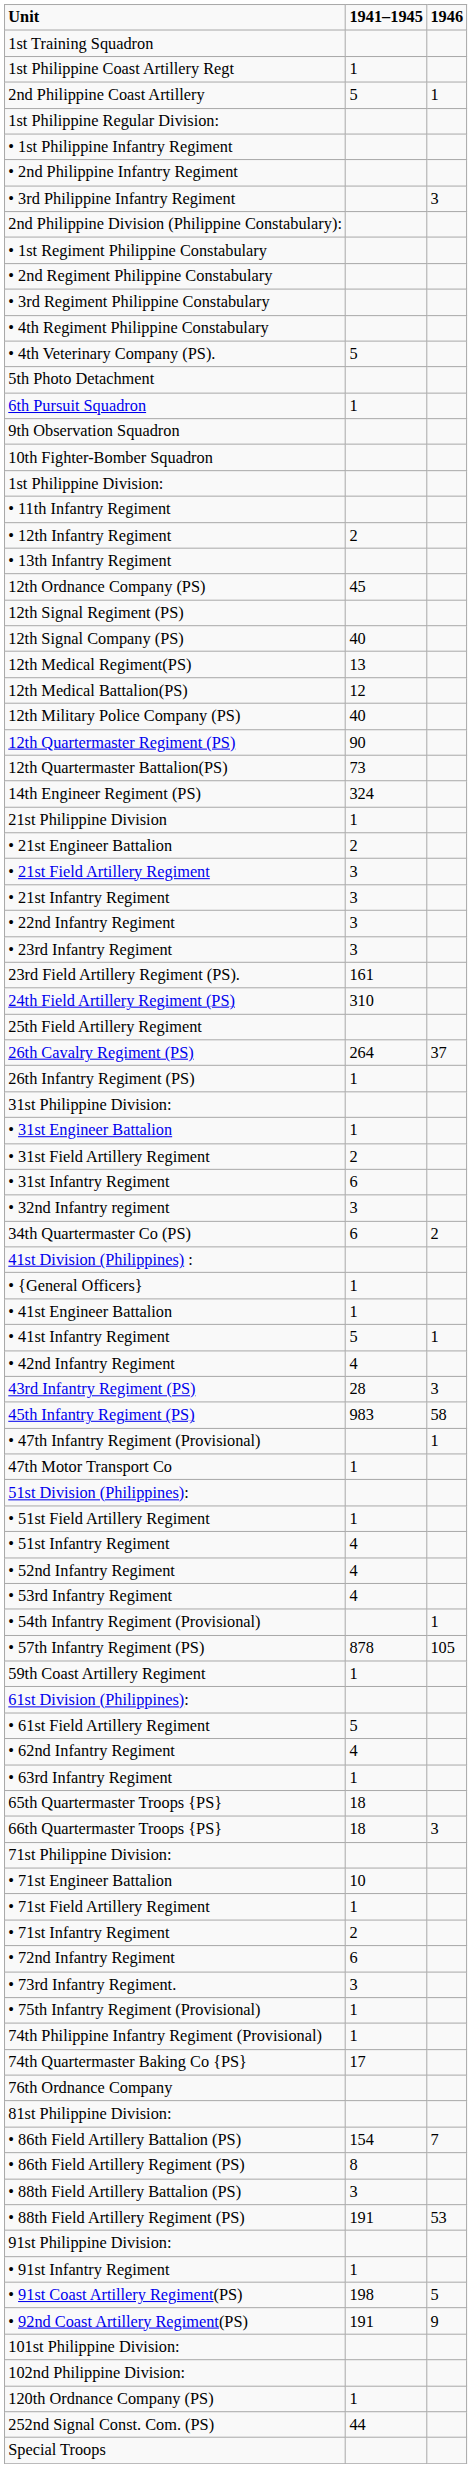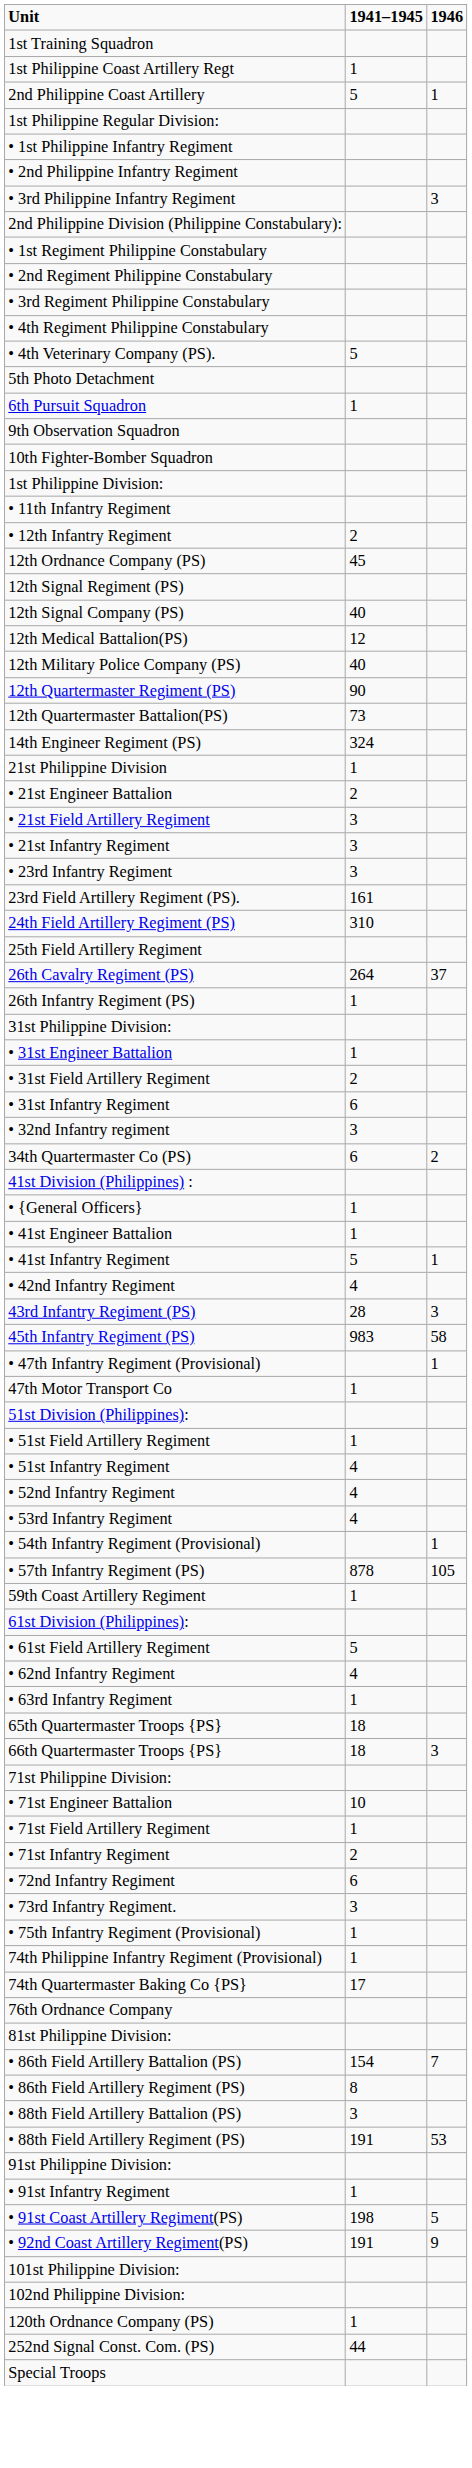- row: (90, 560)
- row: (100, 664)
- row: (92, 923)
